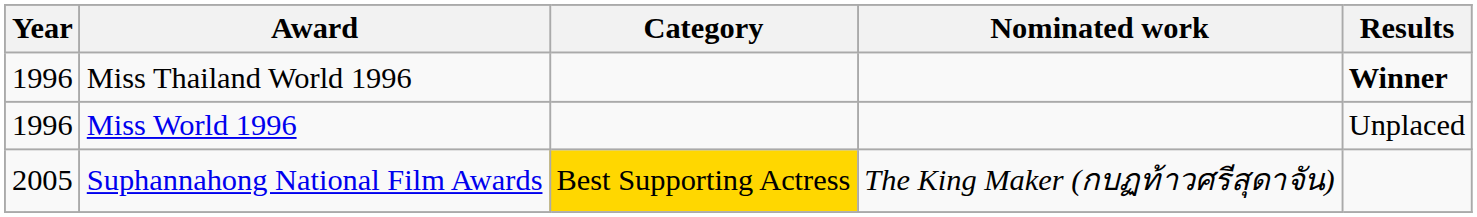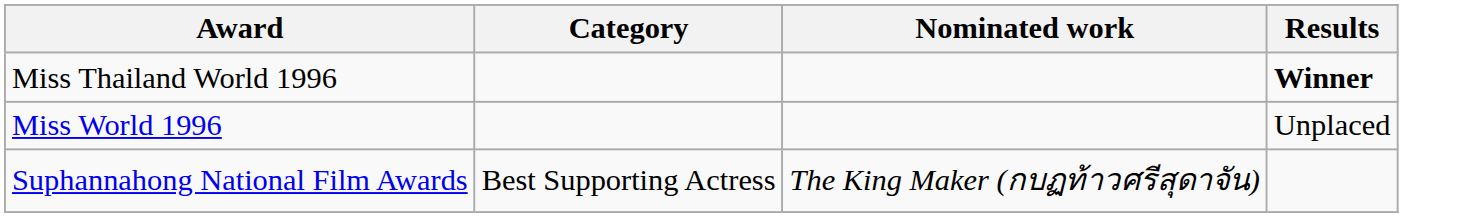- column: (42, 28)
(703, 179) gold background -> (629, 179) no background
